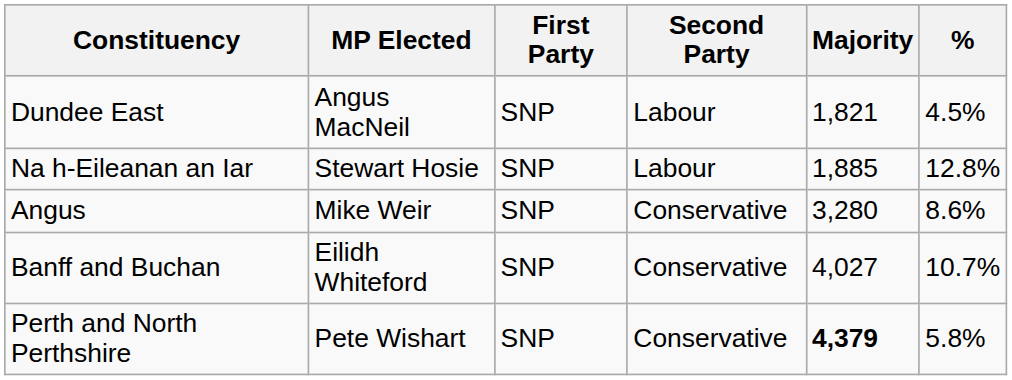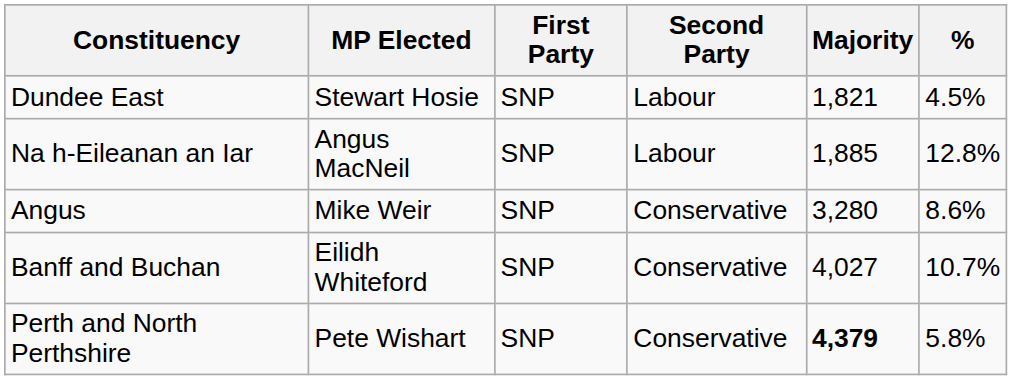(362, 111) Angus MacNeil -> (397, 97) Stewart Hosie
(397, 168) Stewart Hosie -> (362, 153) Angus MacNeil
